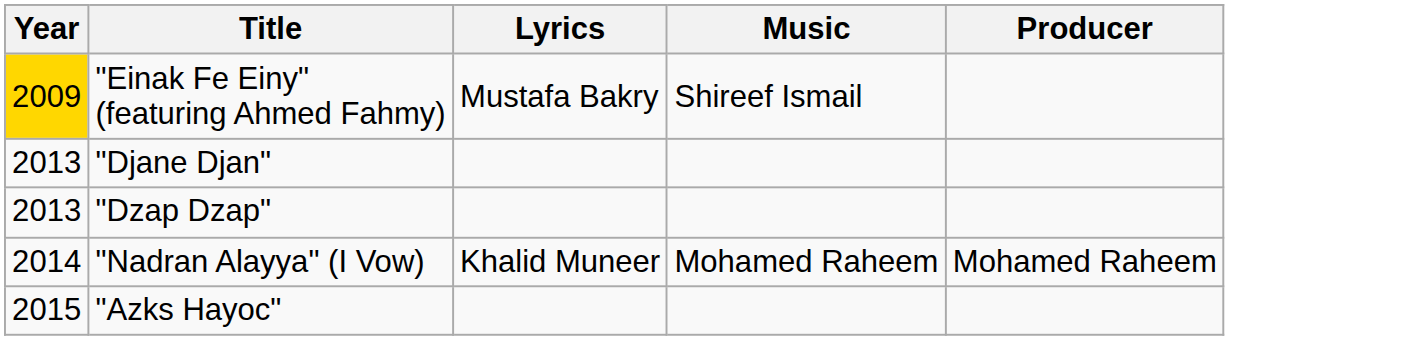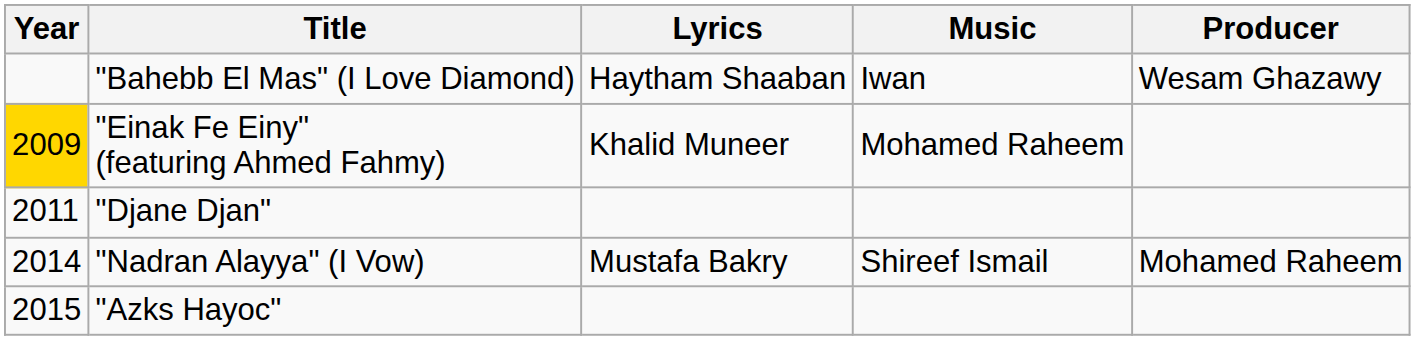+ row: (335, 78)
(559, 95) Mustafa Bakry -> (689, 145) Khalid Muneer
(768, 95) Shireef Ismail -> (992, 145) Mohamed Raheem
(47, 162) 2013 -> (45, 211) 2011
- row: (183, 211)
(560, 260) Khalid Muneer -> (688, 260) Mustafa Bakry
(806, 260) Mohamed Raheem -> (954, 260) Shireef Ismail
